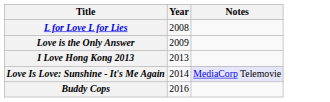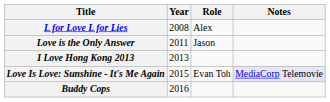+ column: (212, 12)
(179, 43) 2009 -> (179, 43) 2011
(179, 74) 2014 -> (179, 74) 2015
